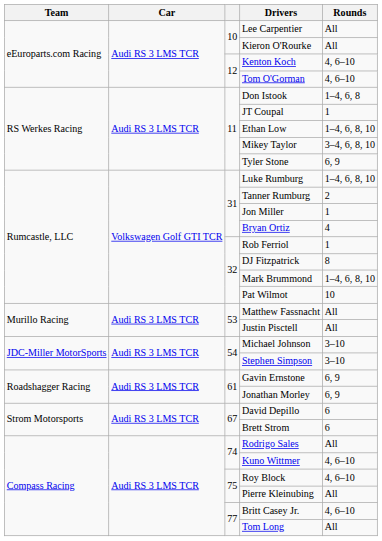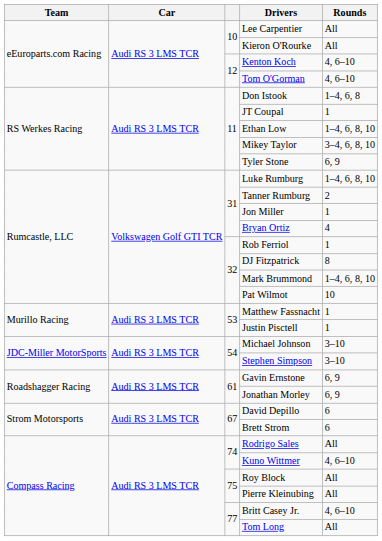(331, 311) All -> (327, 311) 1
(331, 327) All -> (327, 327) 1
(340, 477) 4, 6–10 -> (331, 477) All
